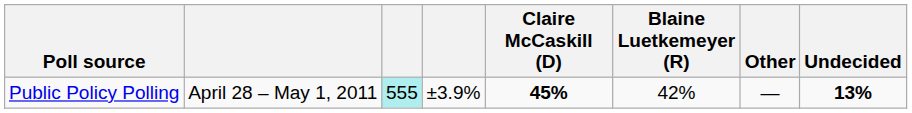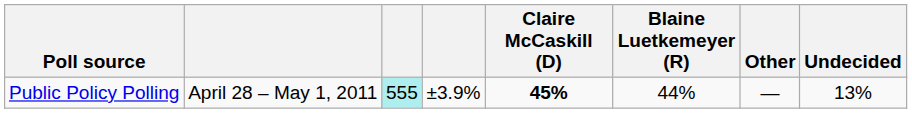(676, 92) 42% -> (676, 92) 44%
(853, 92) bold -> (853, 92) normal
